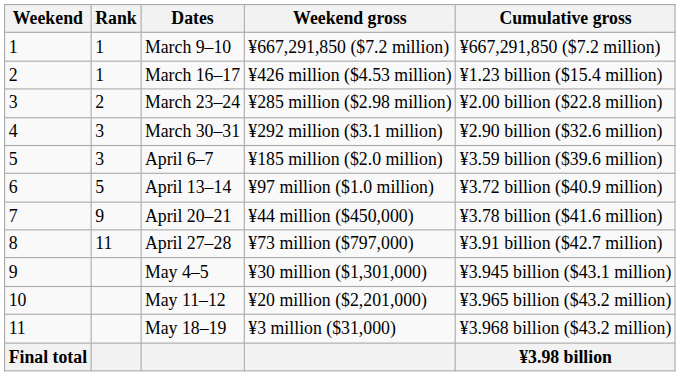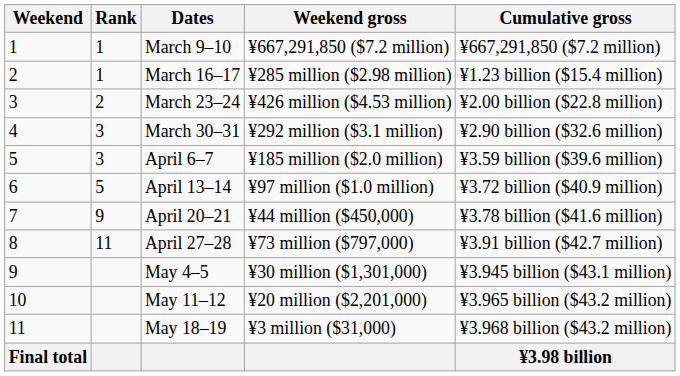(350, 74) ¥426 million ($4.53 million) -> (350, 74) ¥285 million ($2.98 million)
(350, 103) ¥285 million ($2.98 million) -> (350, 103) ¥426 million ($4.53 million)
